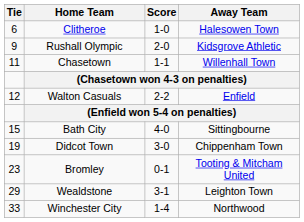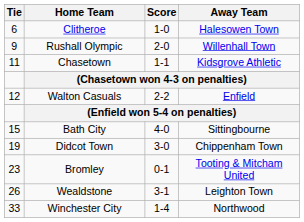(239, 46) Kidsgrove Athletic -> (239, 46) Willenhall Town
(239, 63) Willenhall Town -> (239, 63) Kidsgrove Athletic
(14, 192) 29 -> (14, 192) 26
